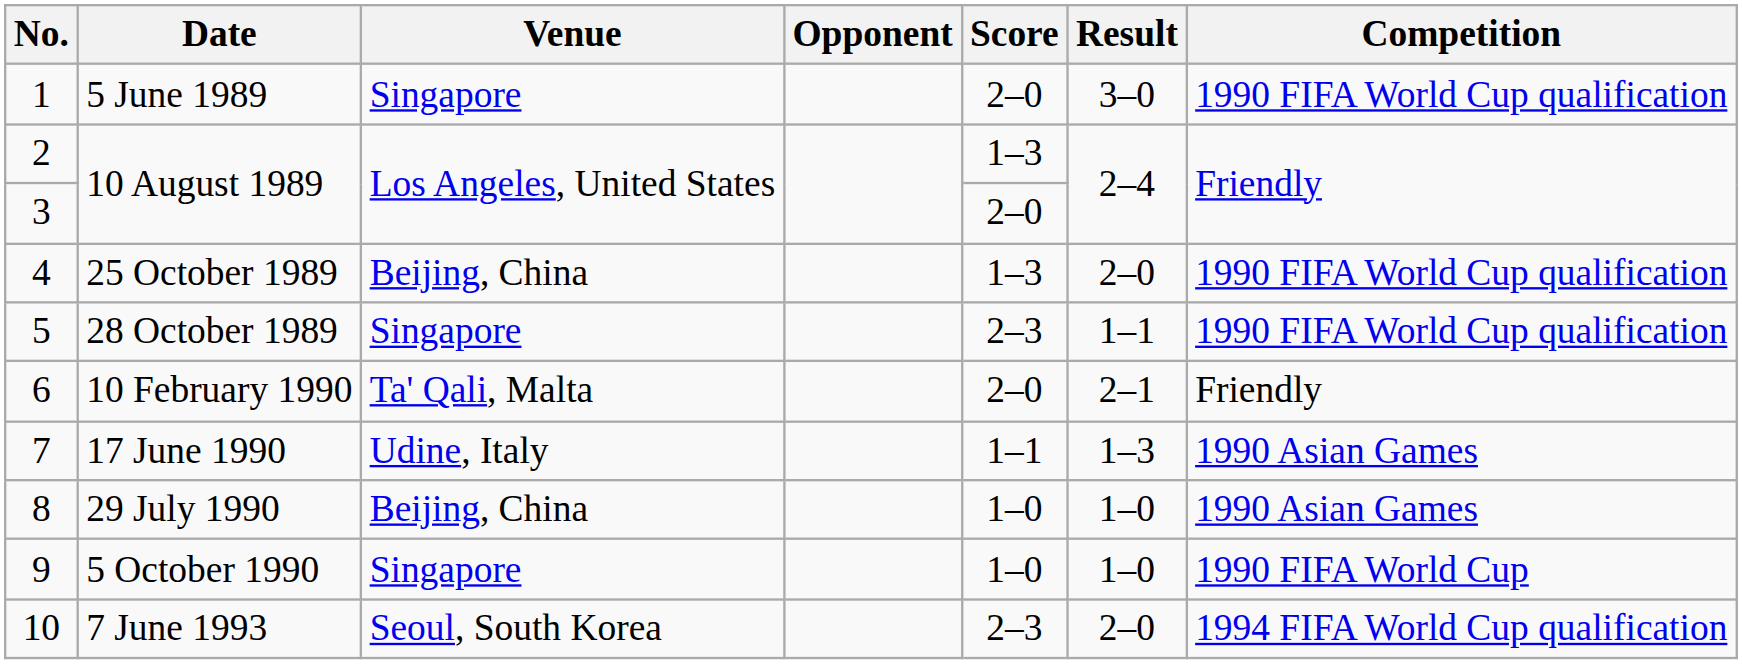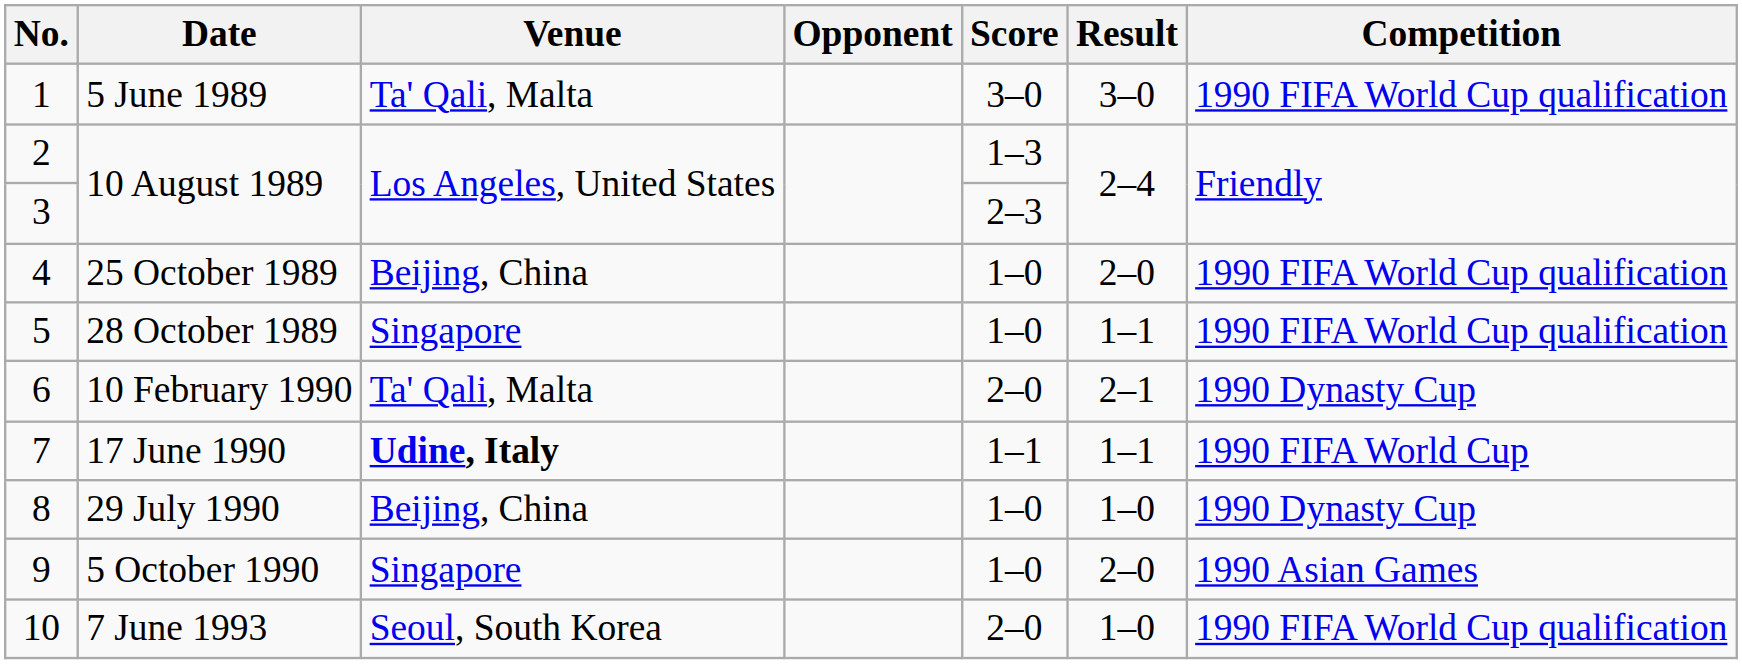(446, 93) Singapore -> (481, 93) Ta' Qali, Malta
(1014, 93) 2–0 -> (1014, 93) 3–0
(1014, 212) 2–0 -> (1014, 212) 2–3
(1014, 271) 1–3 -> (1014, 271) 1–0
(1014, 331) 2–3 -> (1014, 331) 1–0
(1259, 390) Friendly -> (1336, 390) 1990 Dynasty Cup
(459, 449) normal -> (464, 449) bold
(1127, 449) 1–3 -> (1127, 449) 1–1
(1337, 449) 1990 Asian Games -> (1362, 449) 1990 FIFA World Cup
(1337, 509) 1990 Asian Games -> (1336, 509) 1990 Dynasty Cup
(1127, 568) 1–0 -> (1127, 568) 2–0
(1362, 568) 1990 FIFA World Cup -> (1337, 568) 1990 Asian Games
(1014, 627) 2–3 -> (1014, 627) 2–0
(1127, 627) 2–0 -> (1127, 627) 1–0
(1461, 627) 1994 FIFA World Cup qualification -> (1461, 627) 1990 FIFA World Cup qualification
